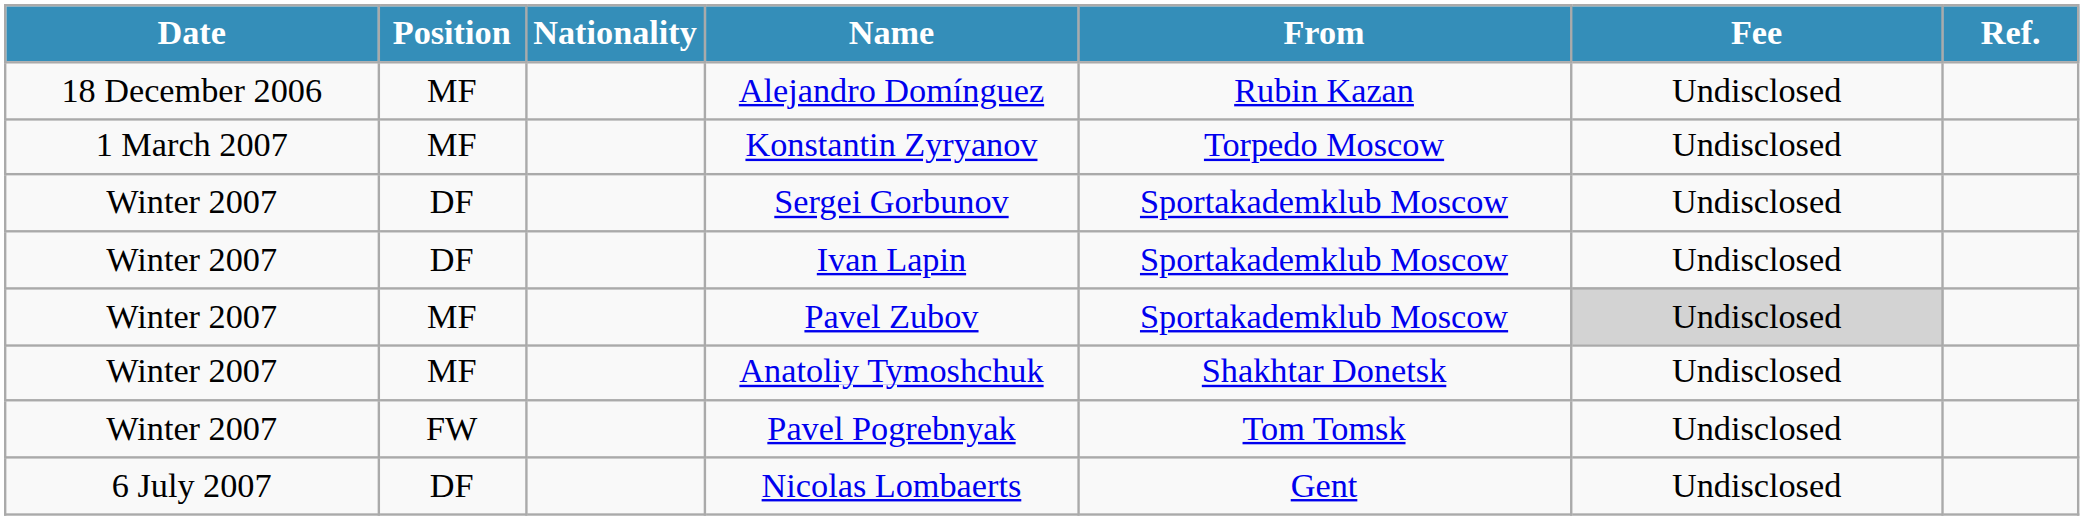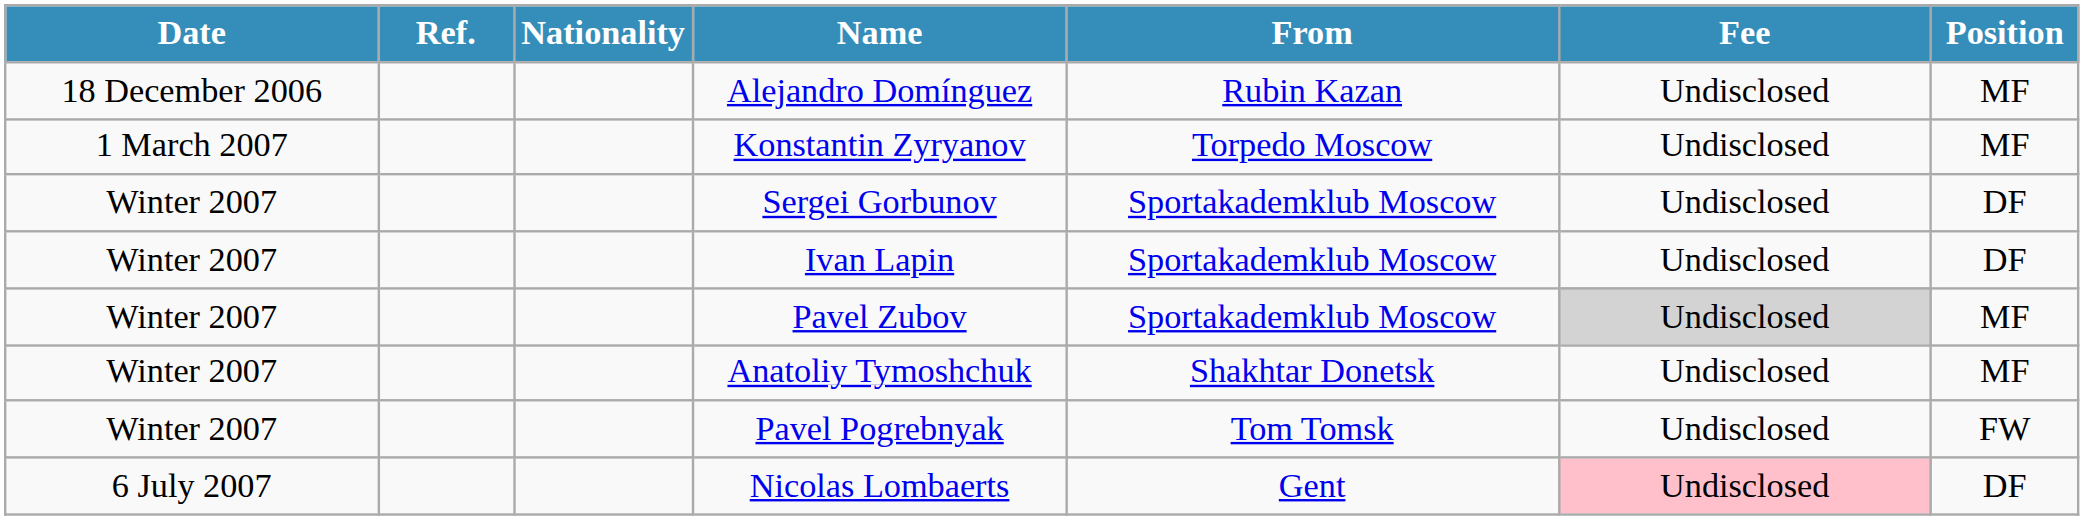columns swapped: (452, 33) <-> (2011, 33)
(1757, 485) no background -> (1745, 485) pink background
